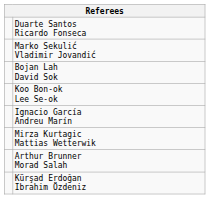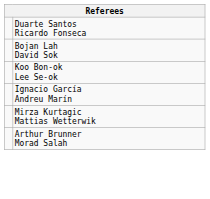- row: (55, 50)
- row: (51, 183)
